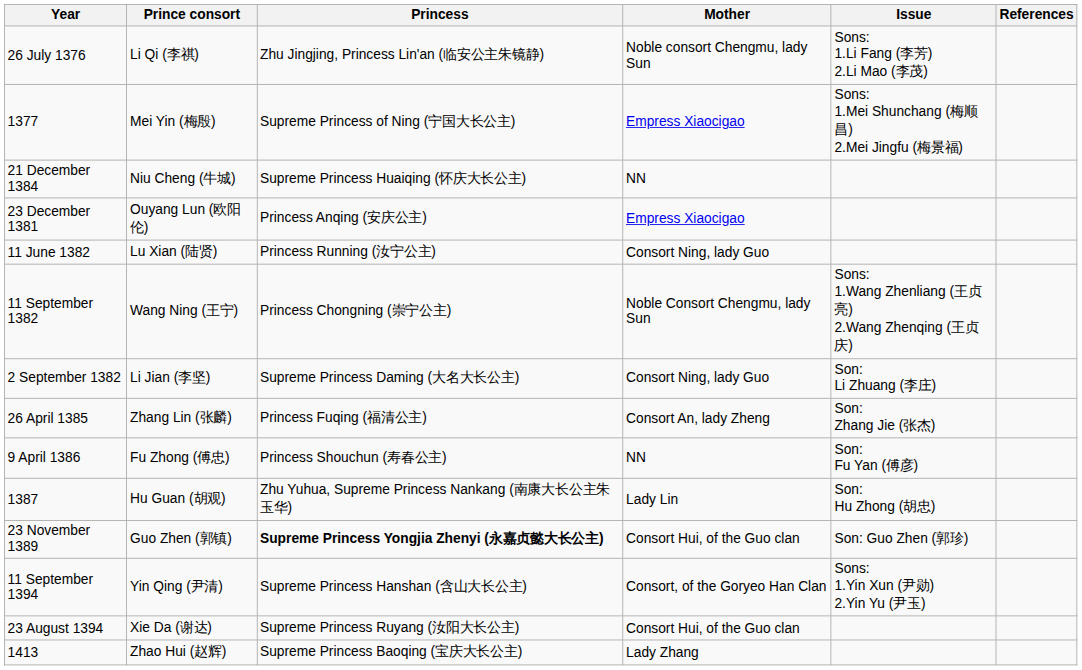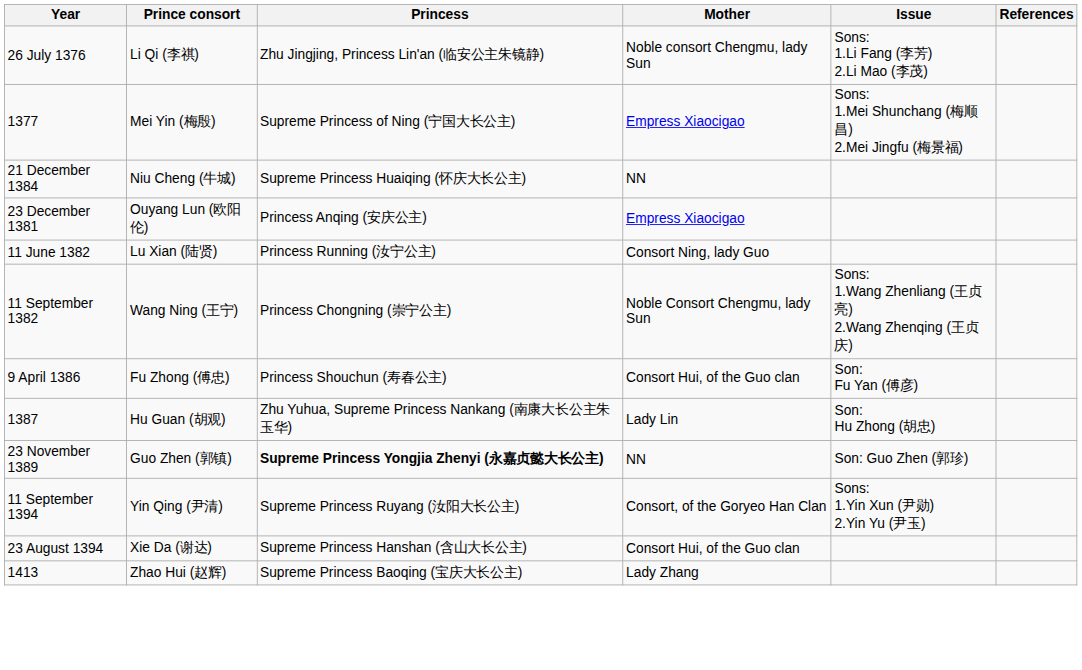- row: (64, 378)
- row: (48, 418)
(636, 458) NN -> (713, 378) Consort Hui, of the Guo clan
(713, 539) Consort Hui, of the Guo clan -> (636, 459) NN
(393, 586) Supreme Princess Hanshan (含山大长公主) -> (390, 506) Supreme Princess Ruyang (汝阳大长公主)
(390, 627) Supreme Princess Ruyang (汝阳大长公主) -> (393, 547) Supreme Princess Hanshan (含山大长公主)
